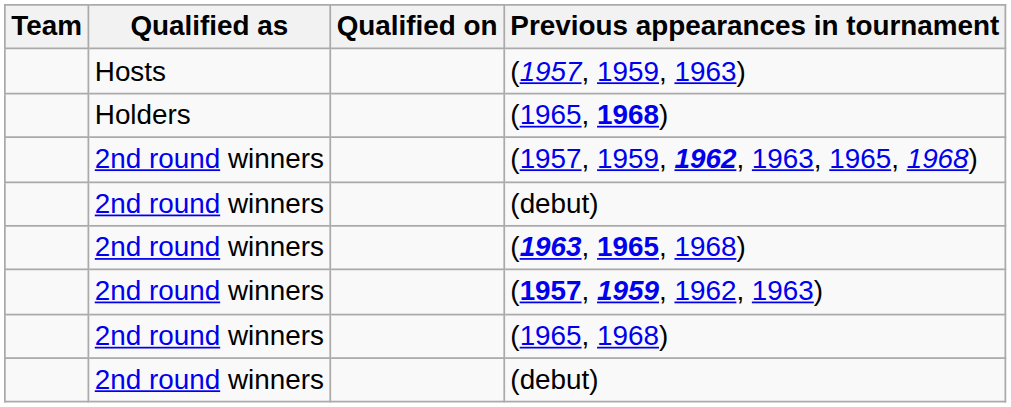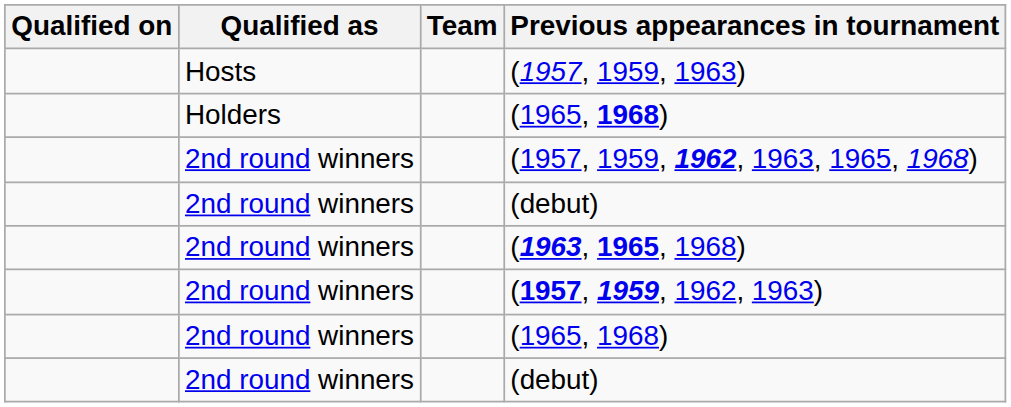columns swapped: (47, 26) <-> (417, 26)
